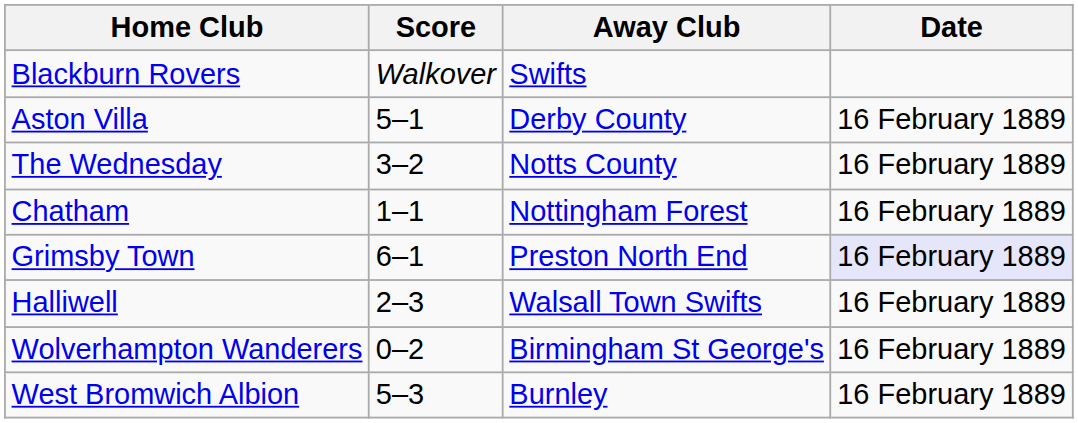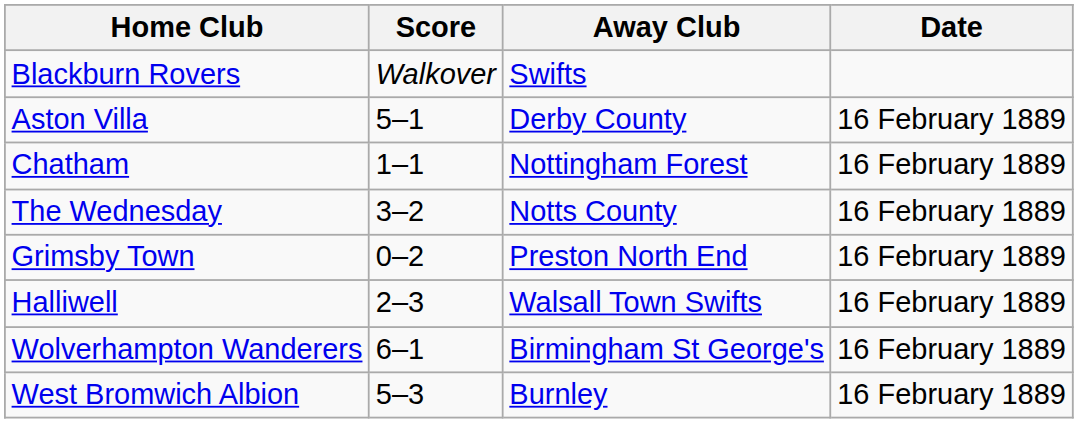rows swapped: (117, 165) <-> (70, 211)
(400, 257) 6–1 -> (400, 257) 0–2
(952, 257) lavender background -> (952, 257) no background
(400, 348) 0–2 -> (400, 348) 6–1
